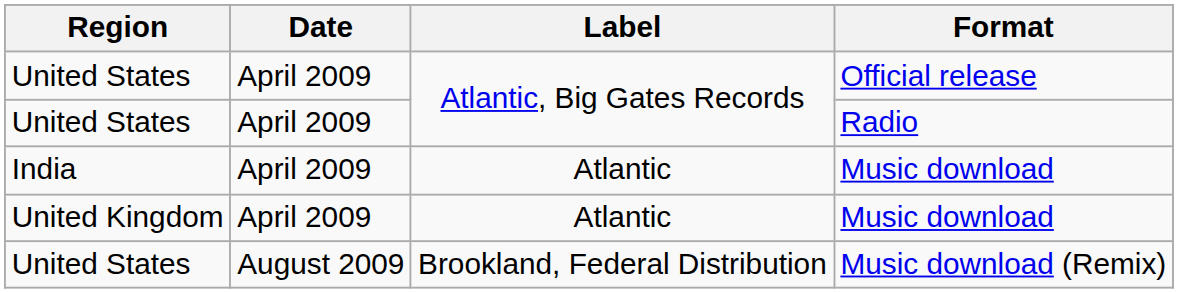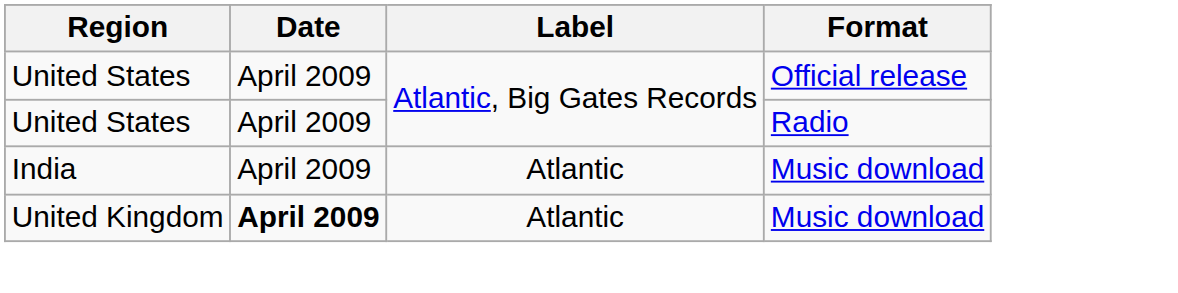(304, 216) normal -> (308, 216) bold
- row: (101, 264)
